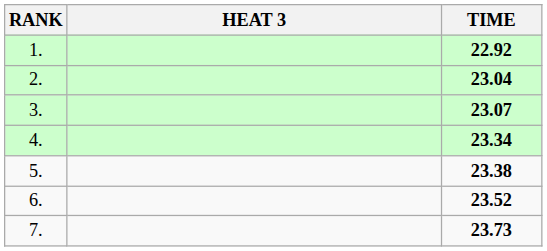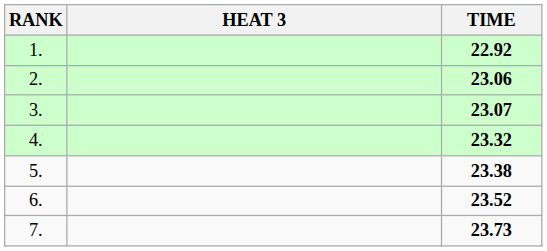(491, 80) 23.04 -> (491, 80) 23.06
(491, 140) 23.34 -> (491, 140) 23.32
